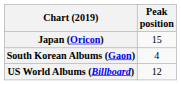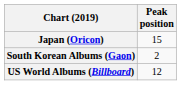(157, 55) 4 -> (157, 55) 2
